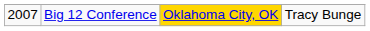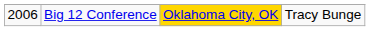(23, 15) 2007 -> (23, 15) 2006
